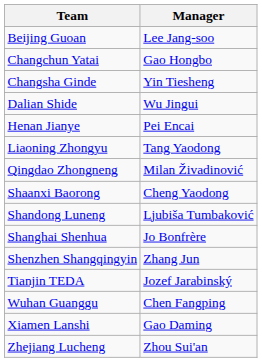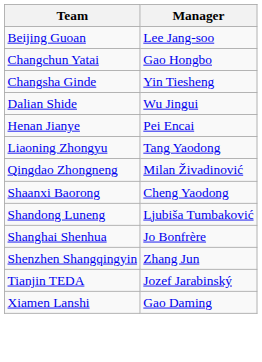- row: (53, 302)
- row: (56, 346)
